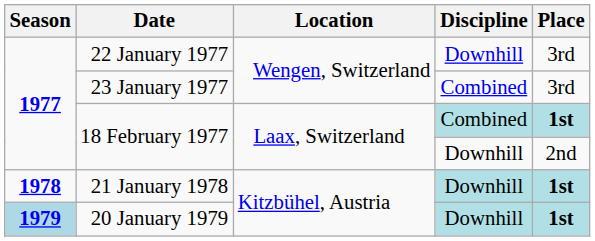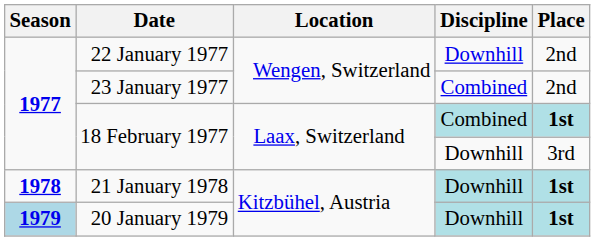(561, 53) 3rd -> (561, 53) 2nd
(561, 86) 3rd -> (561, 86) 2nd
(561, 152) 2nd -> (561, 152) 3rd
